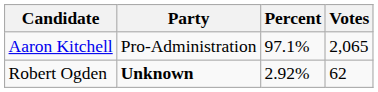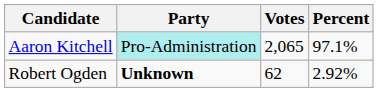columns swapped: (349, 18) <-> (293, 18)
(189, 45) no background -> (189, 45) paleturquoise background
